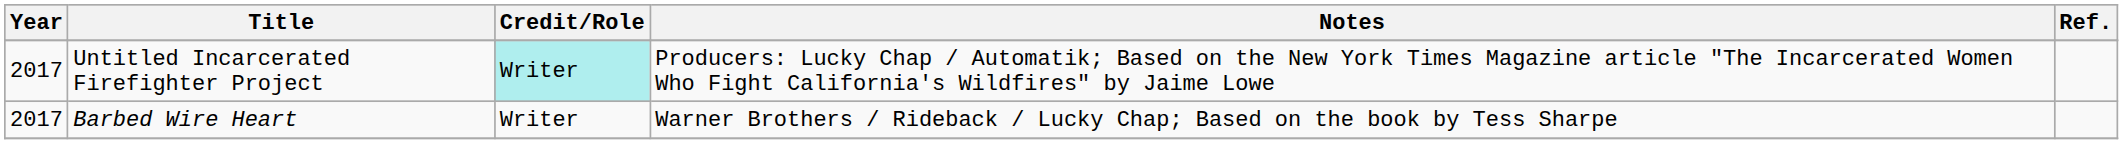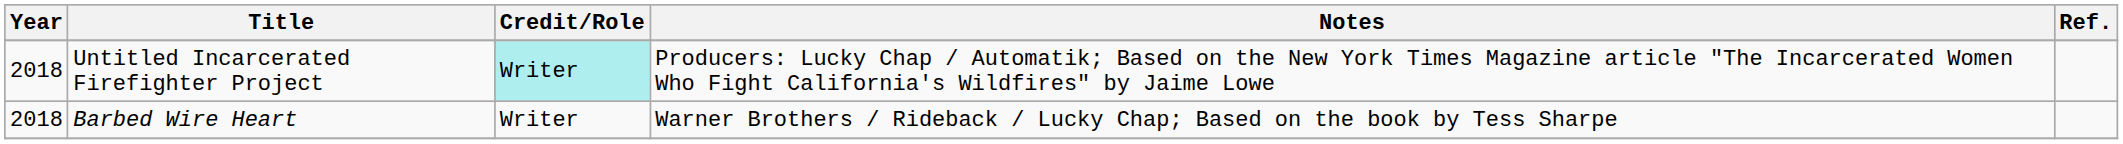(36, 71) 2017 -> (36, 71) 2018
(36, 120) 2017 -> (36, 120) 2018
